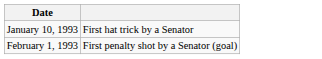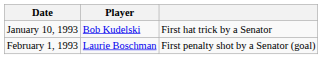+ column: (120, 12)
